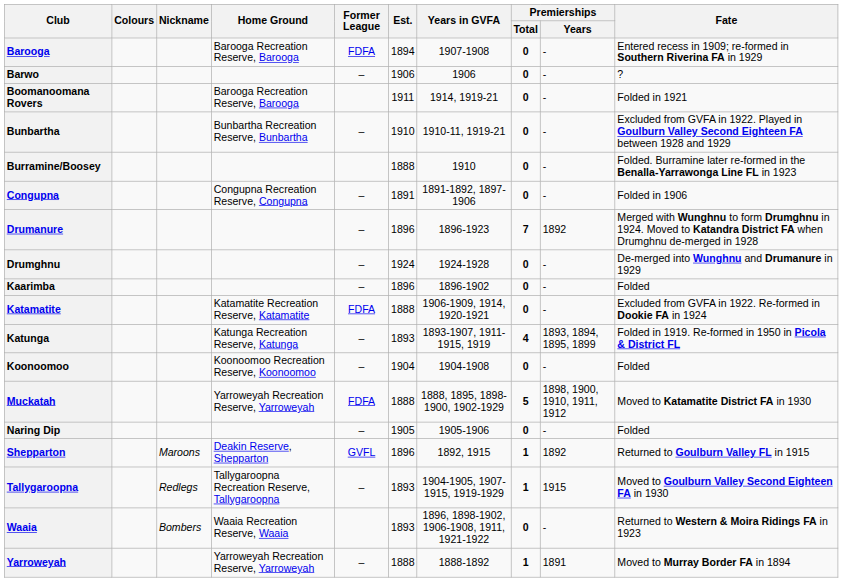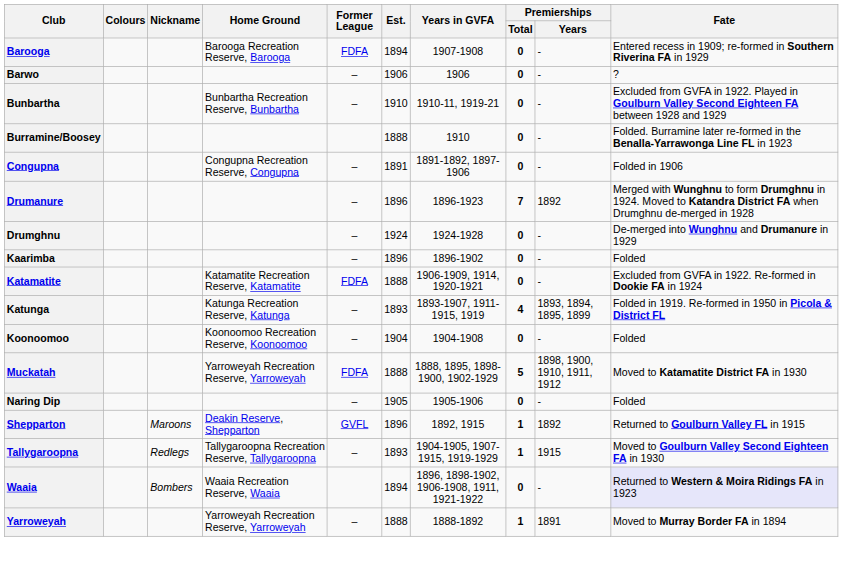- row: (48, 97)
(403, 528) 1893 -> (396, 487) 1894
(723, 528) no background -> (718, 487) lavender background
